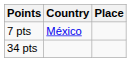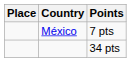columns swapped: (109, 13) <-> (24, 13)
